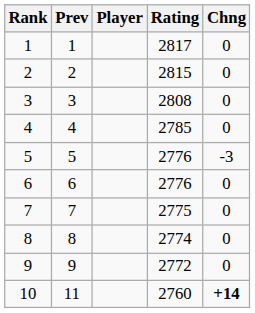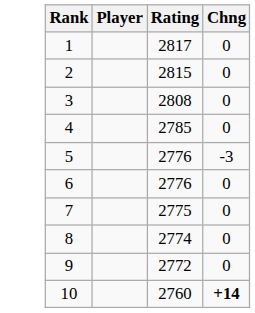- column: (72, 18)
